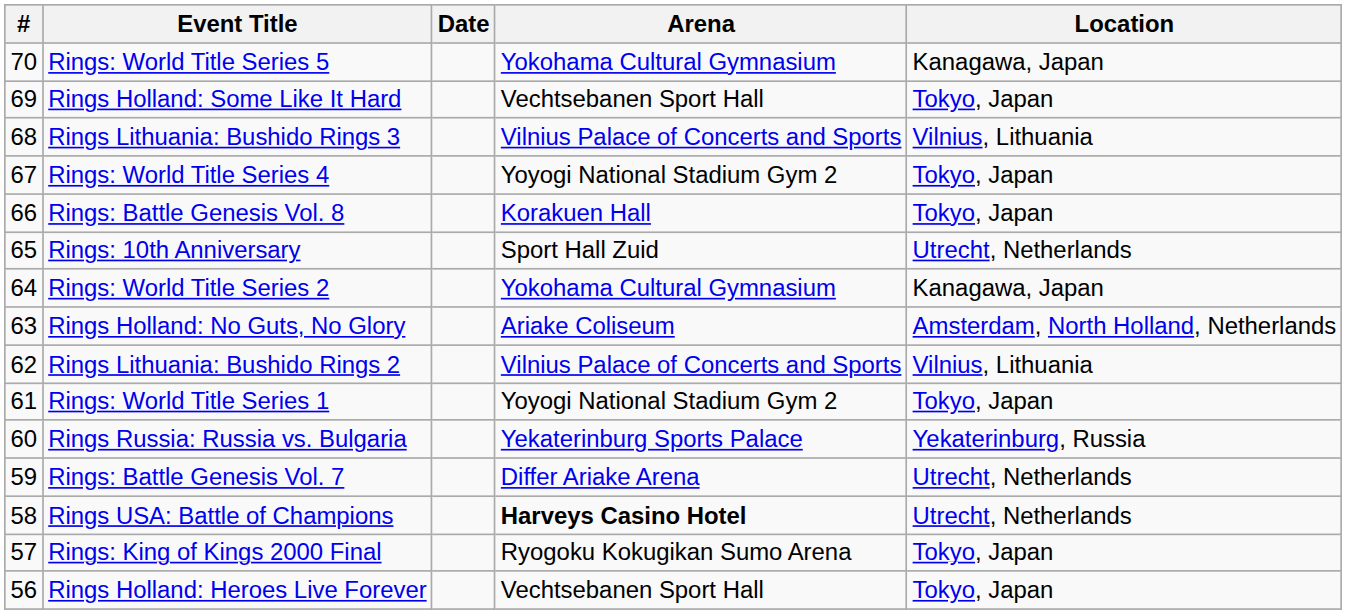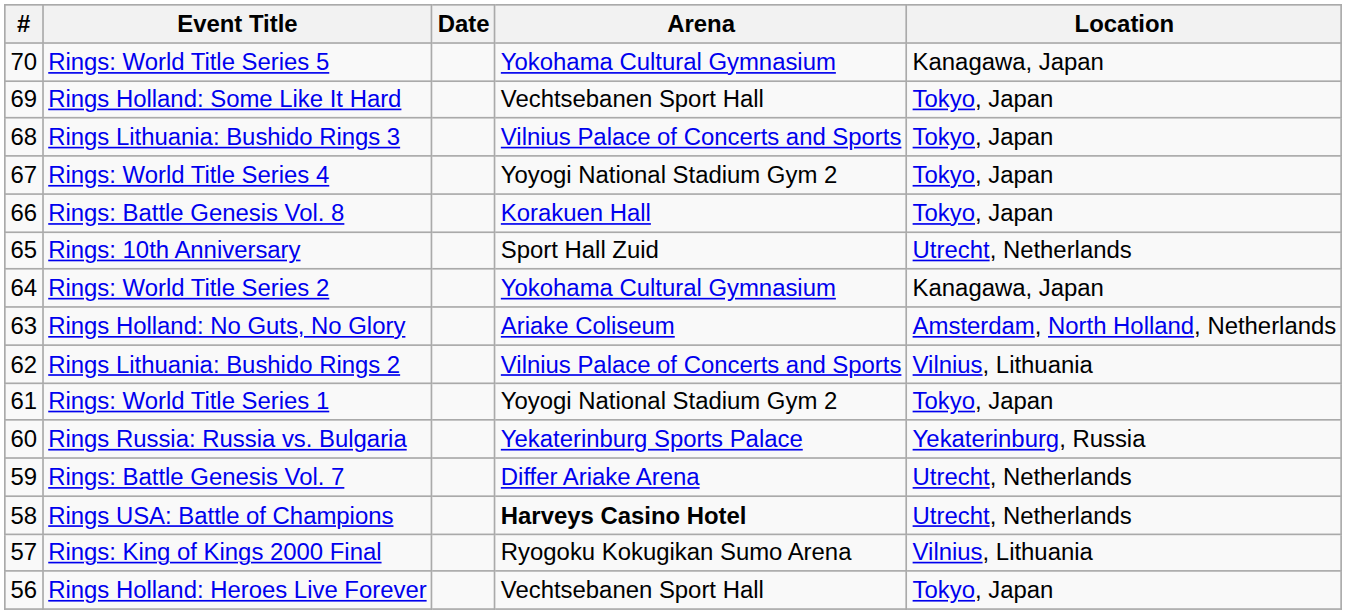(1003, 137) Vilnius, Lithuania -> (983, 137) Tokyo, Japan
(983, 553) Tokyo, Japan -> (1003, 553) Vilnius, Lithuania
